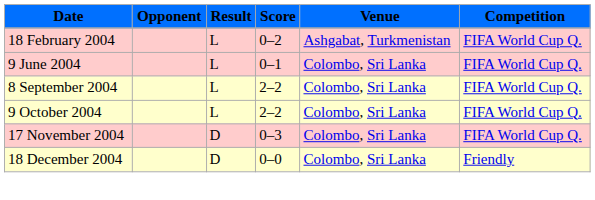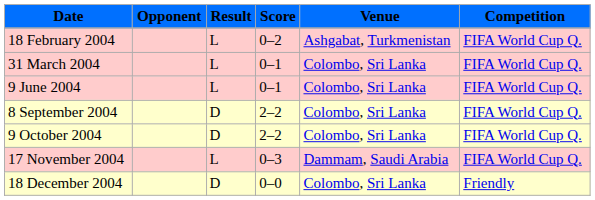+ row: (54, 64)
(214, 87) L -> (215, 111) D
(214, 111) L -> (215, 135) D
(215, 135) D -> (214, 159) L
(365, 135) Colombo, Sri Lanka -> (376, 159) Dammam, Saudi Arabia
